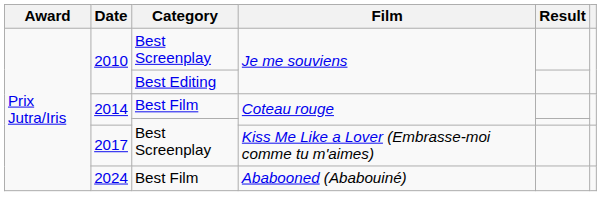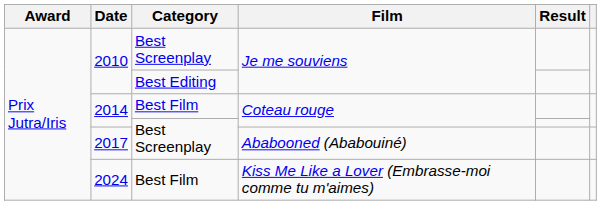(366, 145) Kiss Me Like a Lover (Embrasse-moi comme tu m'aimes) -> (324, 143) Ababooned (Ababouiné)
(324, 178) Ababooned (Ababouiné) -> (366, 179) Kiss Me Like a Lover (Embrasse-moi comme tu m'aimes)
